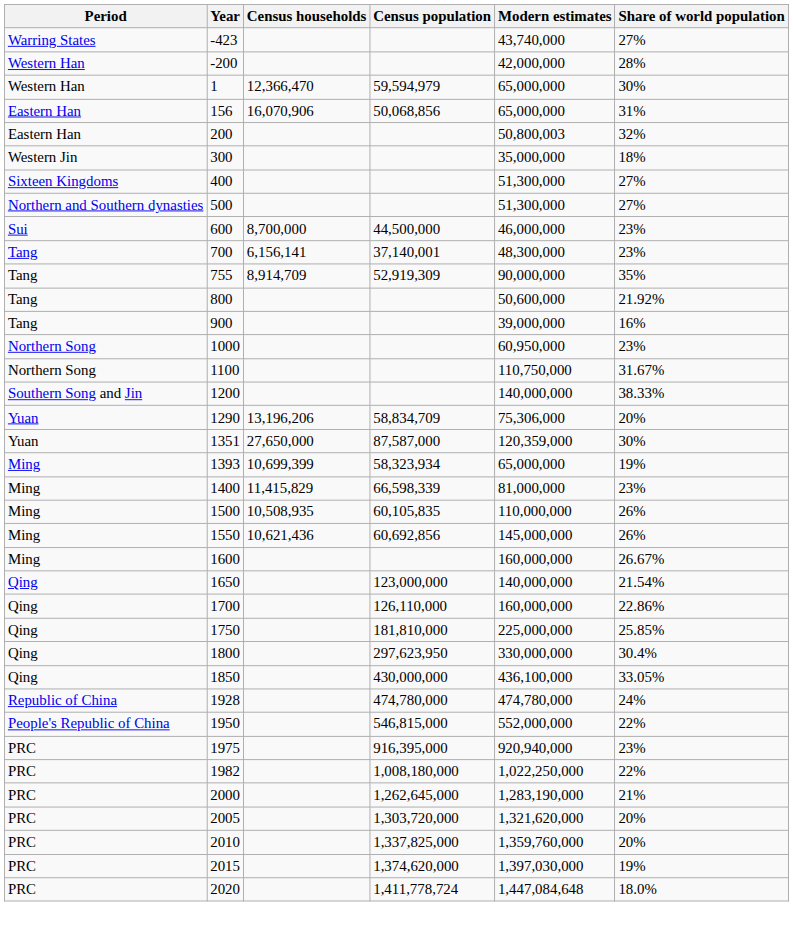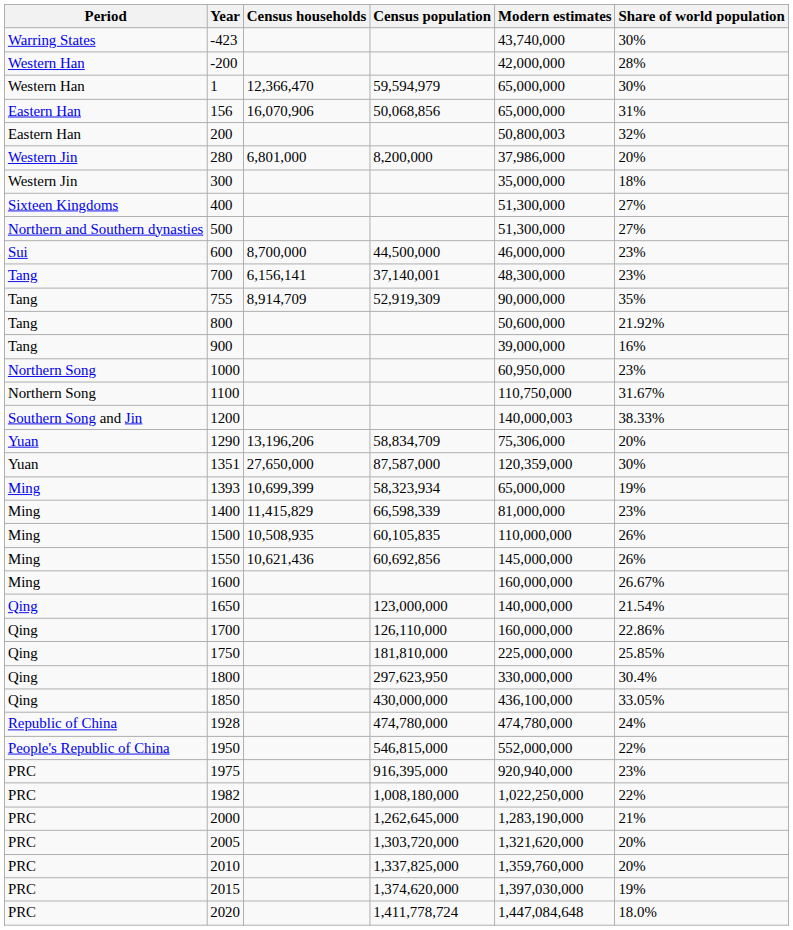(632, 39) 27% -> (632, 39) 30%
+ row: (221, 157)
(535, 393) 140,000,000 -> (535, 417) 140,000,003
